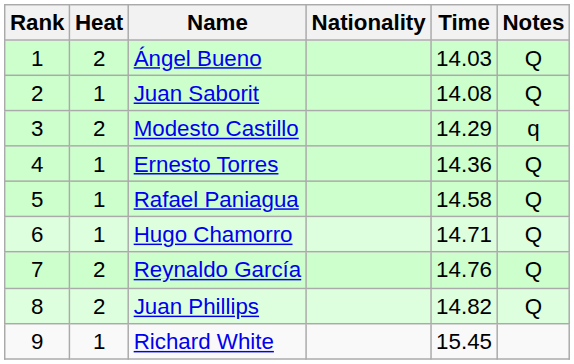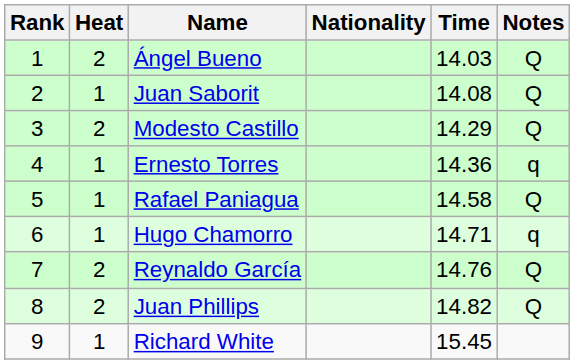(533, 129) q -> (533, 129) Q
(533, 164) Q -> (533, 164) q
(533, 235) Q -> (533, 235) q
